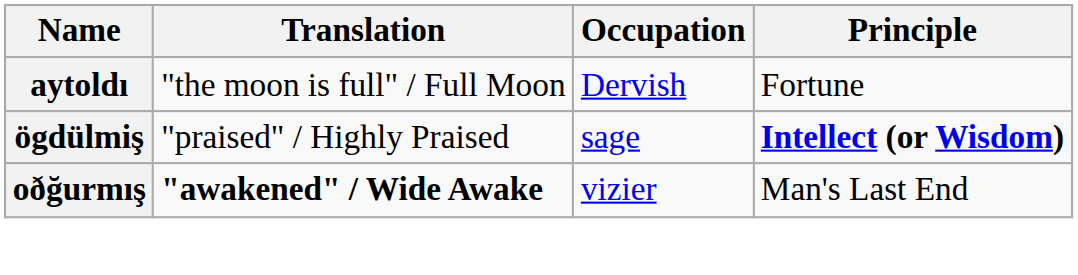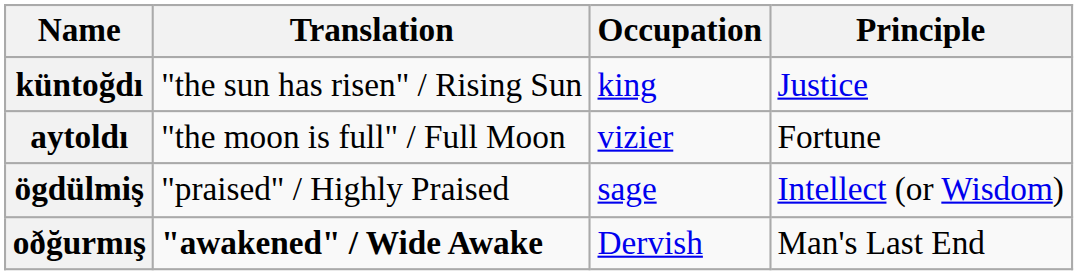+ row: (79, 83)
(634, 83) Dervish -> (635, 136) vizier
(912, 136) bold -> (921, 189) normal
(619, 189) vizier -> (650, 242) Dervish
